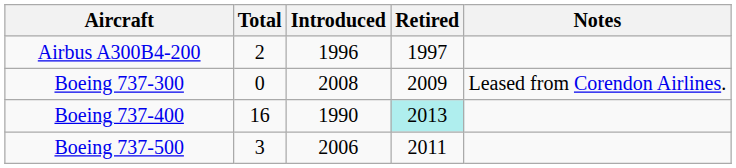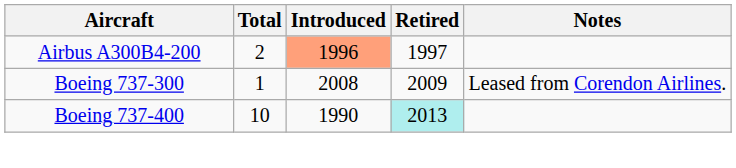(338, 52) no background -> (338, 52) lightsalmon background
(260, 83) 0 -> (260, 83) 1
(260, 115) 16 -> (260, 115) 10
- row: (119, 147)
